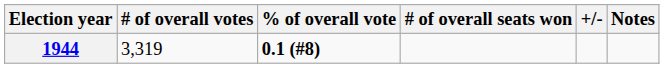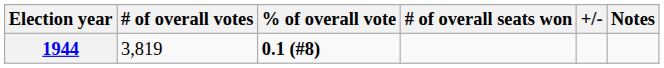(142, 48) 3,319 -> (142, 48) 3,819
